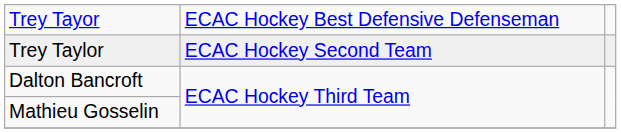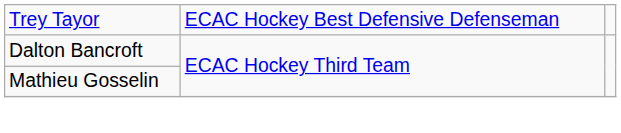- row: (56, 50)
